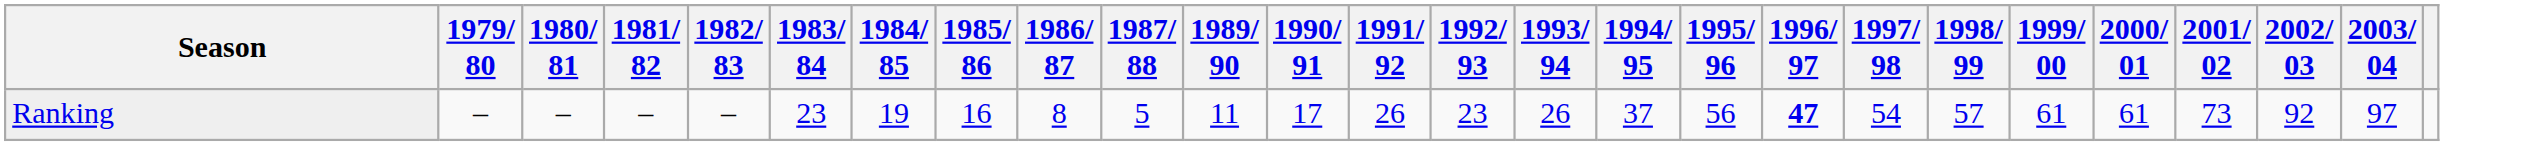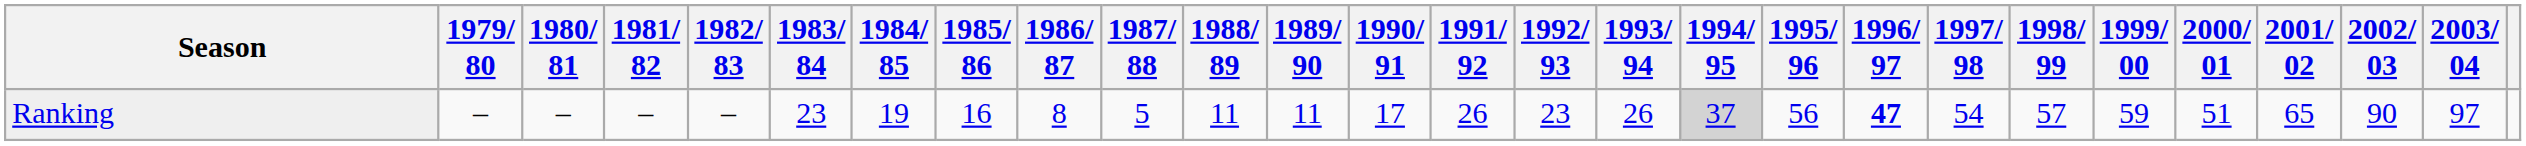+ column: (1225, 46)
(1638, 113) no background -> (1721, 113) lightgrey background
(2051, 113) 61 -> (2134, 113) 59
(2134, 113) 61 -> (2217, 113) 51
(2217, 113) 73 -> (2299, 113) 65
(2299, 113) 92 -> (2382, 113) 90
